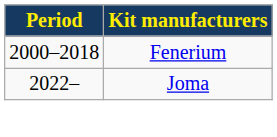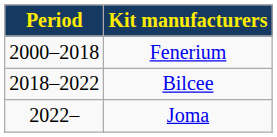+ row: (188, 83)
